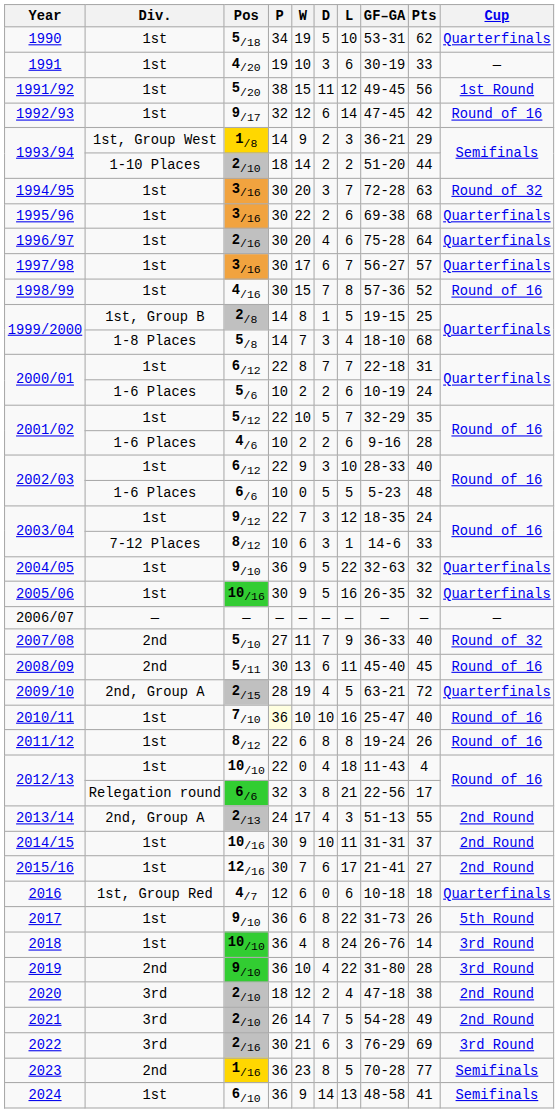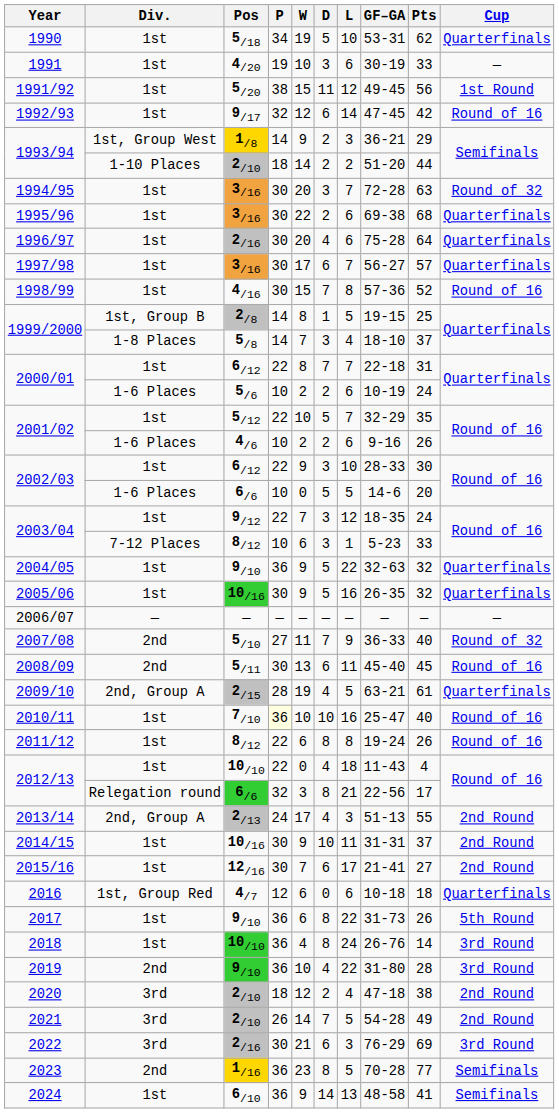(424, 342) 68 -> (424, 342) 37
(424, 443) 28 -> (424, 443) 26
(424, 468) 40 -> (424, 468) 30
(385, 493) 5-23 -> (385, 493) 14-6
(424, 493) 48 -> (424, 493) 20
(385, 544) 14-6 -> (385, 544) 5-23
(424, 692) 72 -> (424, 692) 61
